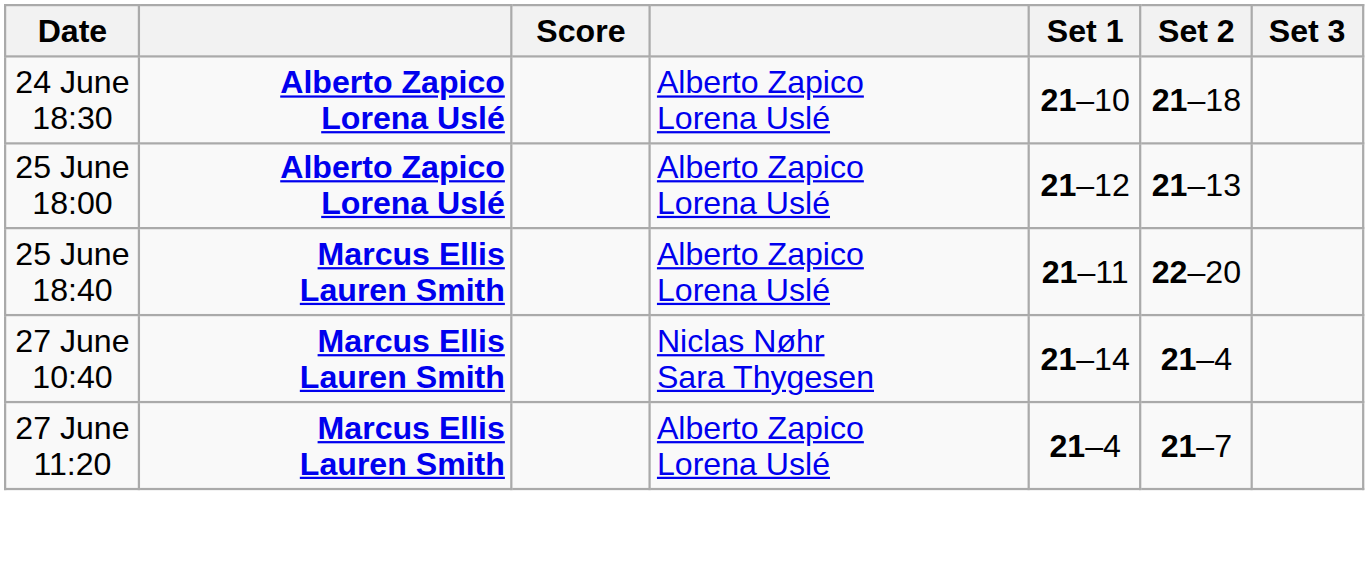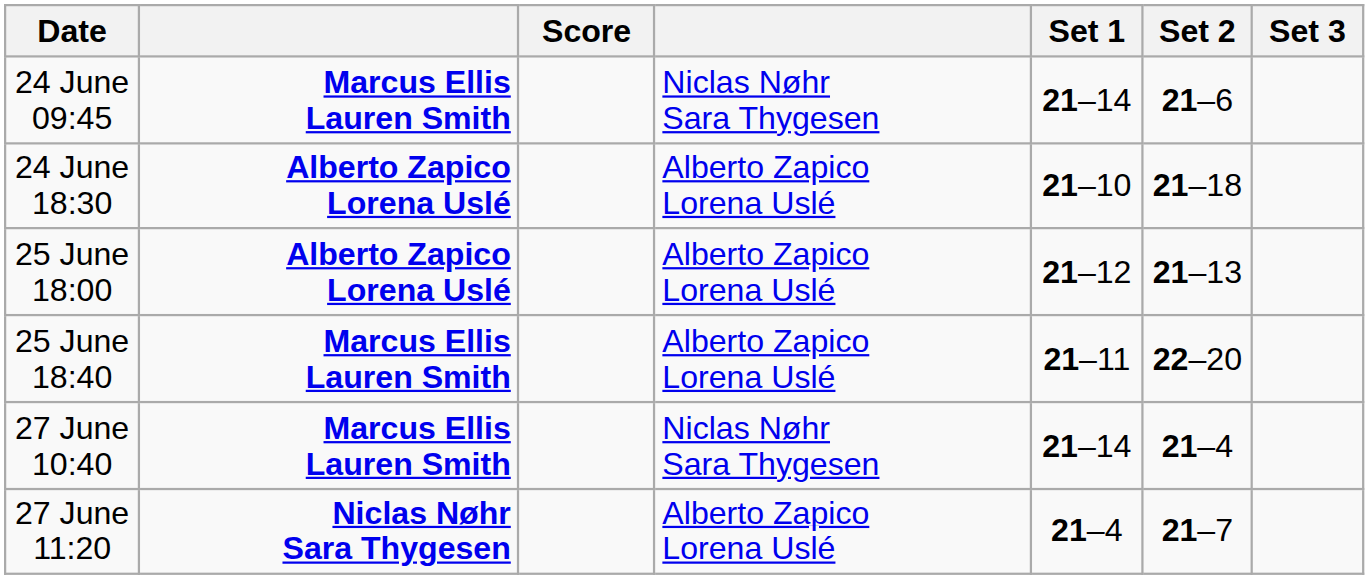+ row: (72, 99)
(402, 445) Marcus Ellis Lauren Smith -> (397, 532) Niclas Nøhr Sara Thygesen
